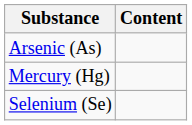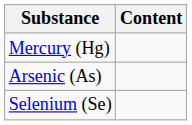rows swapped: (59, 76) <-> (55, 47)
